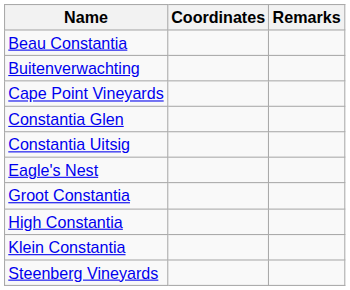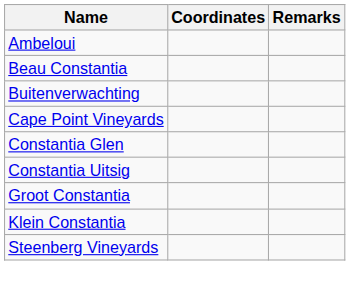+ row: (42, 43)
- row: (53, 171)
- row: (66, 222)
